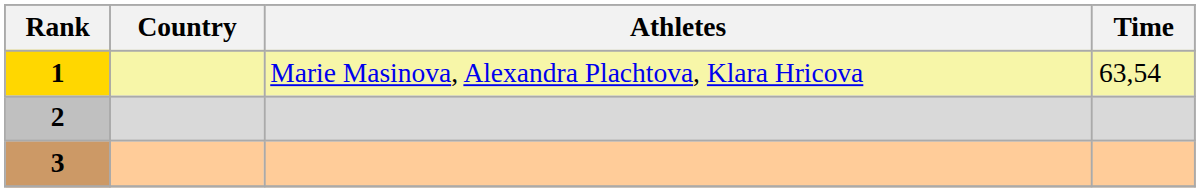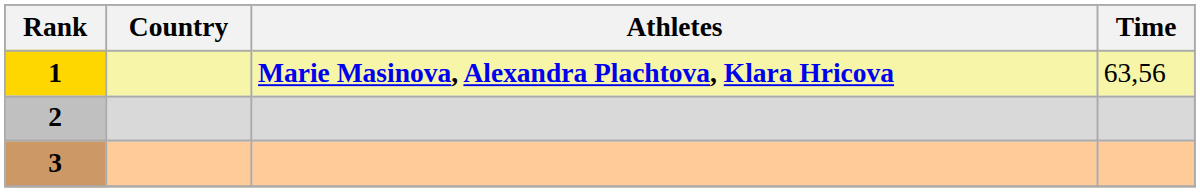(567, 72) normal -> (576, 72) bold
(1130, 72) 63,54 -> (1135, 72) 63,56
